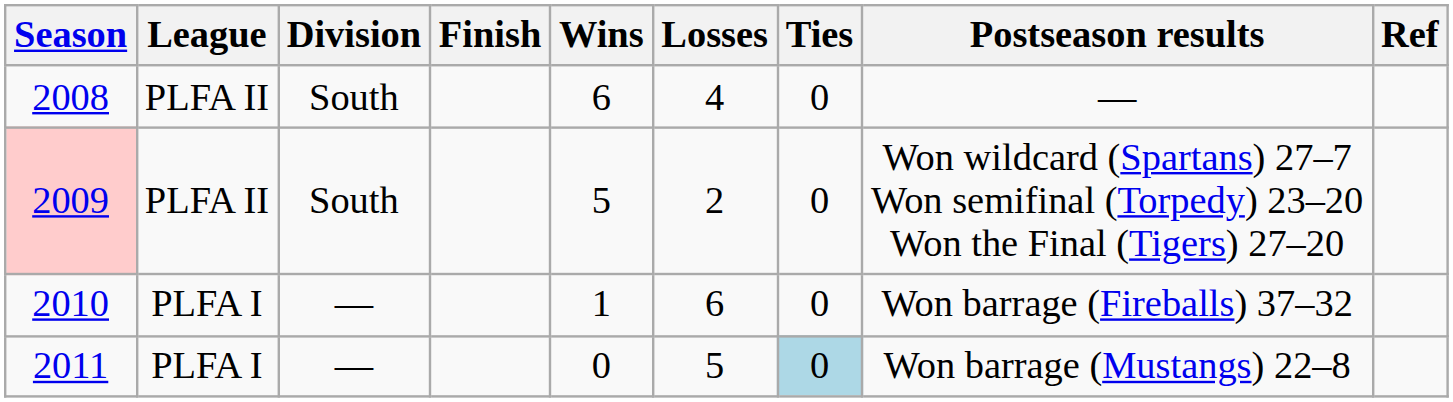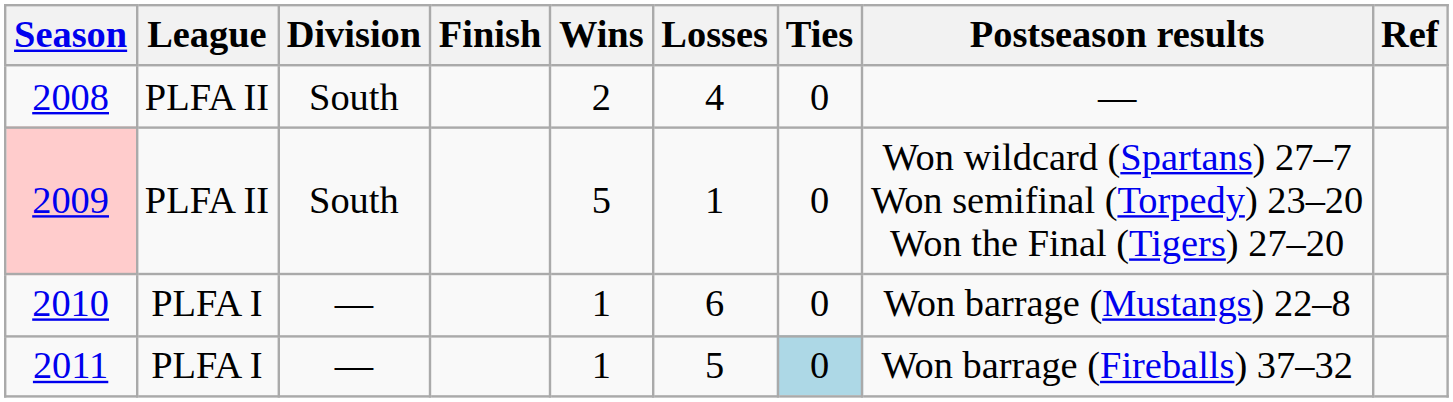(601, 95) 6 -> (601, 95) 2
(715, 199) 2 -> (715, 199) 1
(1117, 304) Won barrage (Fireballs) 37–32 -> (1117, 304) Won barrage (Mustangs) 22–8
(601, 364) 0 -> (601, 364) 1
(1117, 364) Won barrage (Mustangs) 22–8 -> (1117, 364) Won barrage (Fireballs) 37–32
